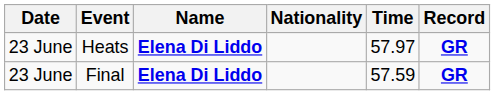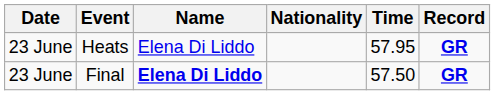(200, 47) bold -> (196, 47) normal
(393, 47) 57.97 -> (393, 47) 57.95
(393, 75) 57.59 -> (393, 75) 57.50
